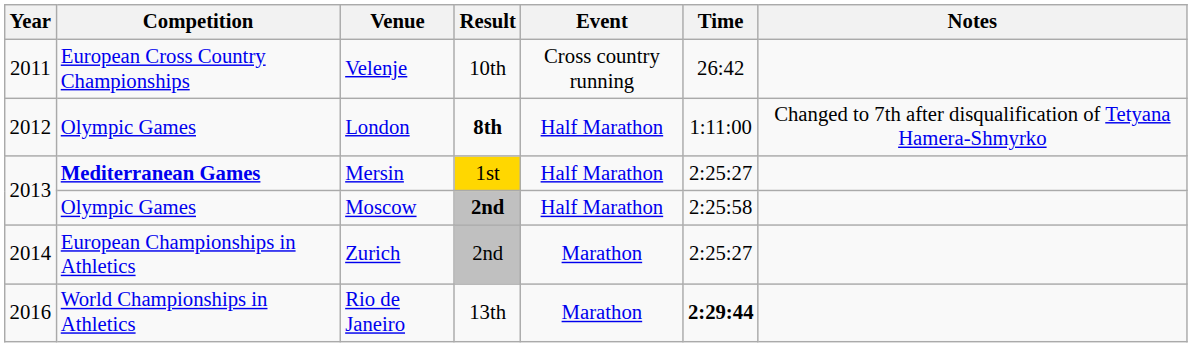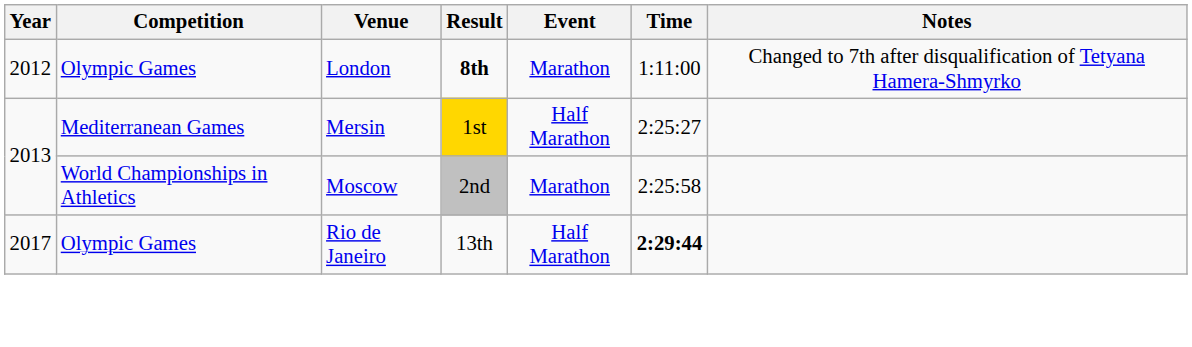- row: (376, 68)
(602, 127) Half Marathon -> (570, 68) Marathon
(161, 173) bold -> (153, 127) normal
(128, 207) Olympic Games -> (164, 185) World Championships in Athletics
(488, 207) bold -> (474, 185) normal
(602, 207) Half Marathon -> (570, 185) Marathon
- row: (373, 254)
(30, 312) 2016 -> (30, 244) 2017
(164, 312) World Championships in Athletics -> (128, 244) Olympic Games
(602, 312) Marathon -> (570, 244) Half Marathon
